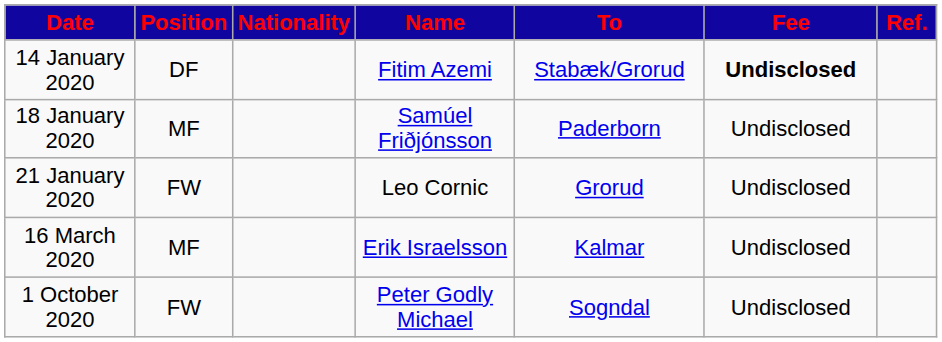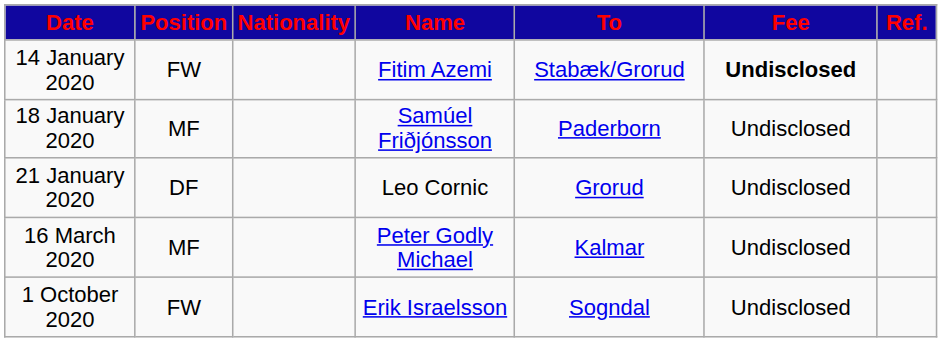(184, 70) DF -> (184, 70) FW
(184, 188) FW -> (184, 188) DF
(435, 247) Erik Israelsson -> (435, 247) Peter Godly Michael
(435, 307) Peter Godly Michael -> (435, 307) Erik Israelsson
